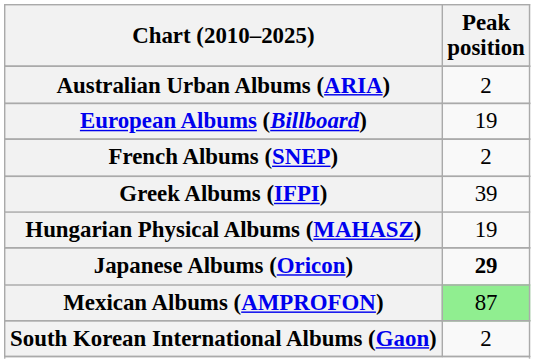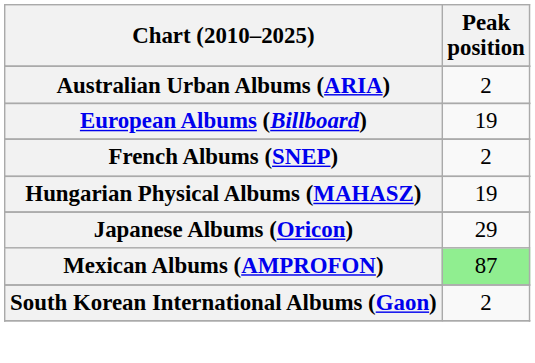- row: (223, 193)
(486, 266) bold -> (486, 229) normal
